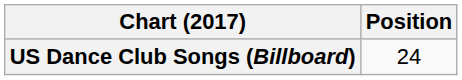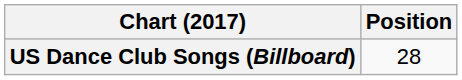(409, 56) 24 -> (409, 56) 28
